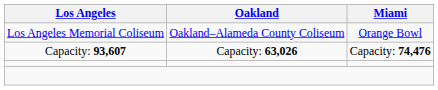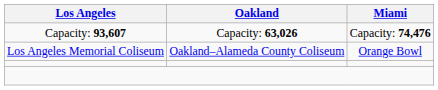rows swapped: (86, 32) <-> (86, 51)
